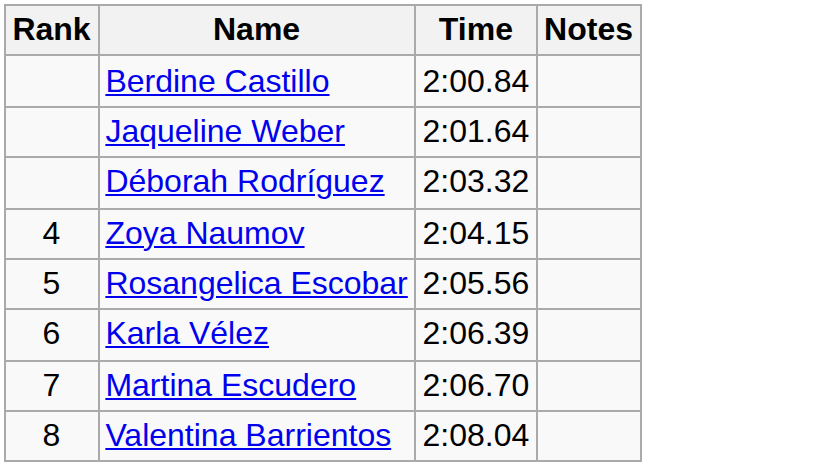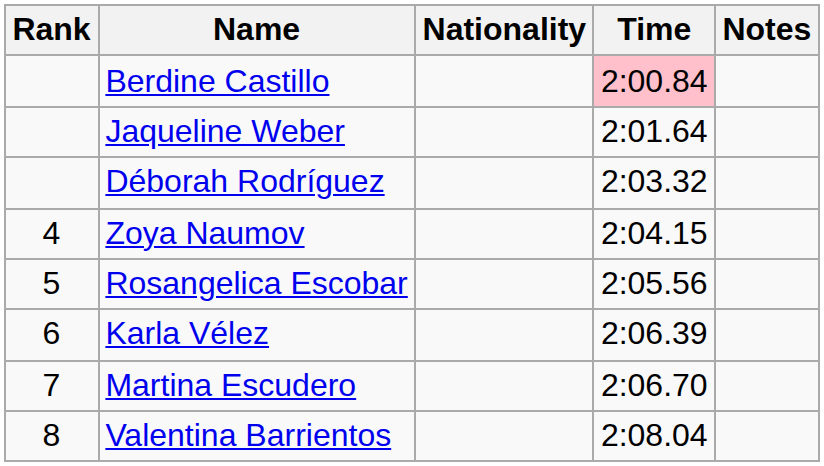+ column: (504, 29)
(476, 80) no background -> (654, 80) pink background
